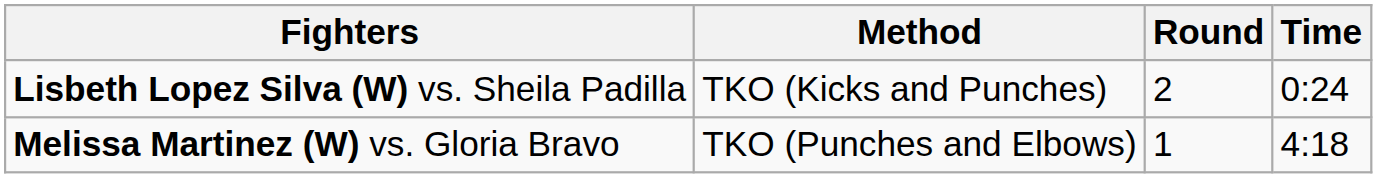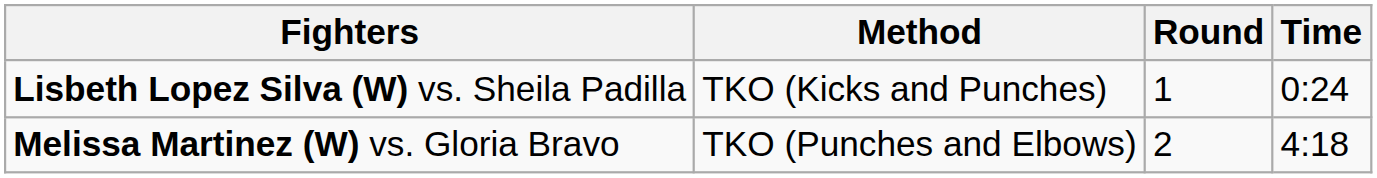(1163, 88) 2 -> (1163, 88) 1
(1163, 144) 1 -> (1163, 144) 2
